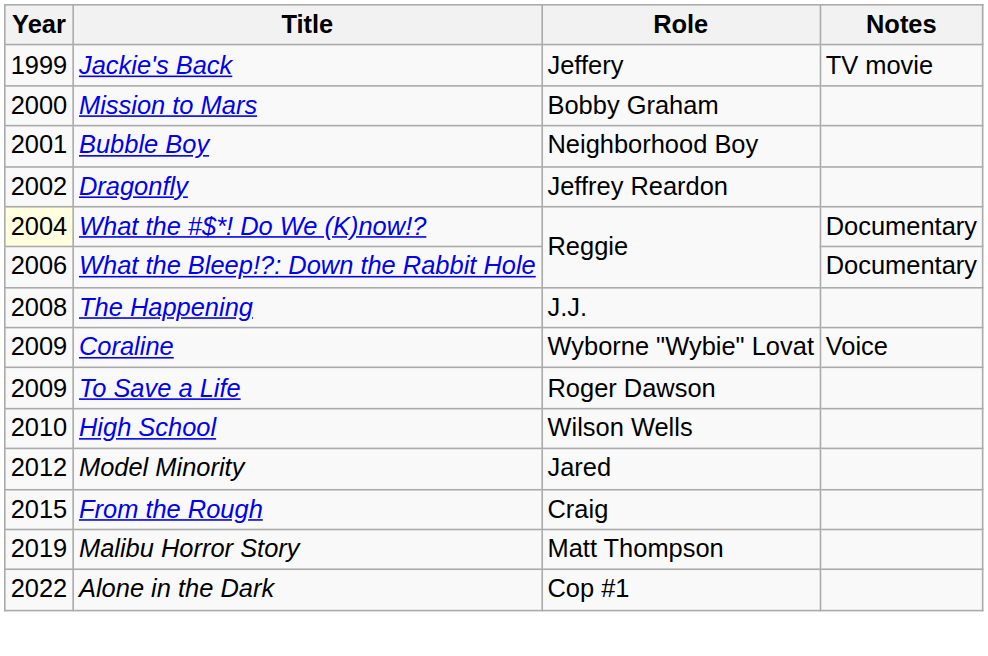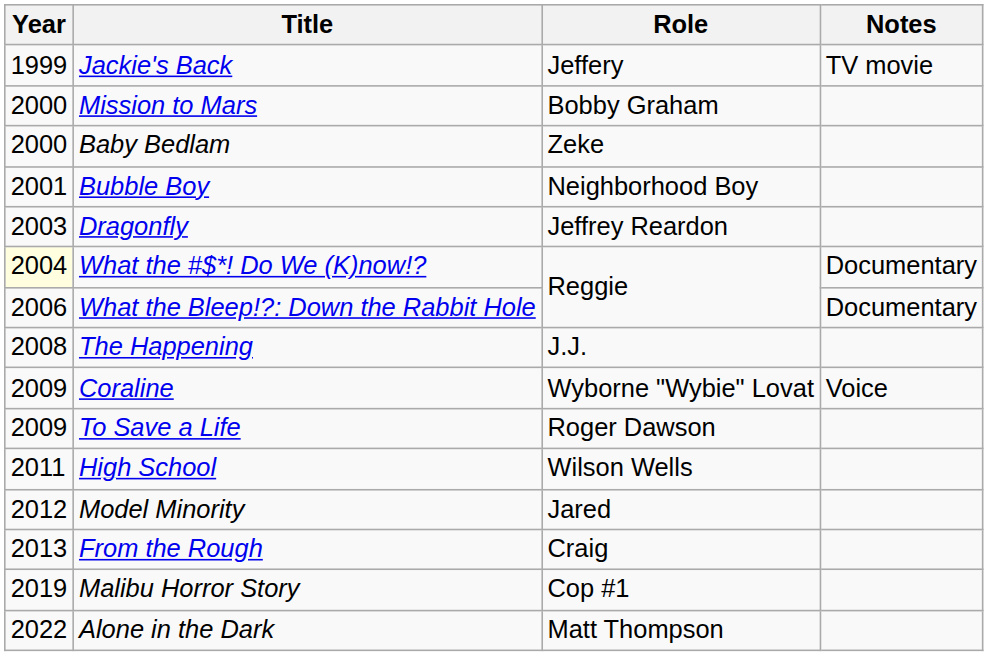+ row: (155, 145)
(39, 186) 2002 -> (39, 226) 2003
(39, 428) 2010 -> (38, 468) 2011
(39, 508) 2015 -> (39, 549) 2013
(636, 549) Matt Thompson -> (588, 589) Cop #1
(588, 589) Cop #1 -> (636, 629) Matt Thompson
